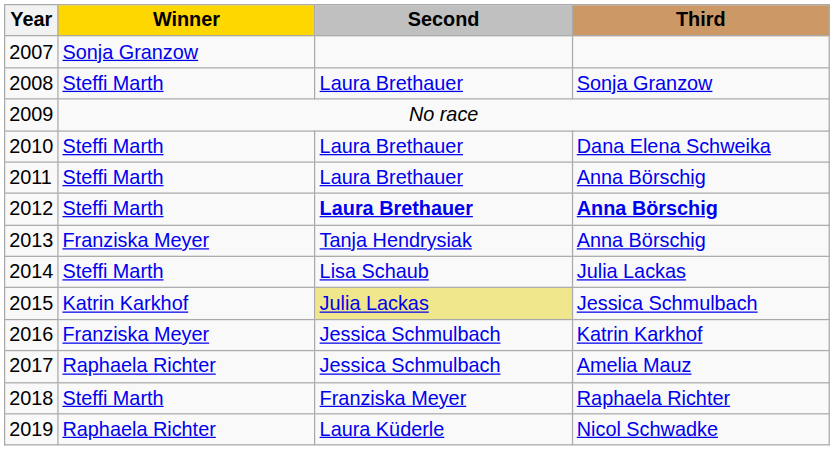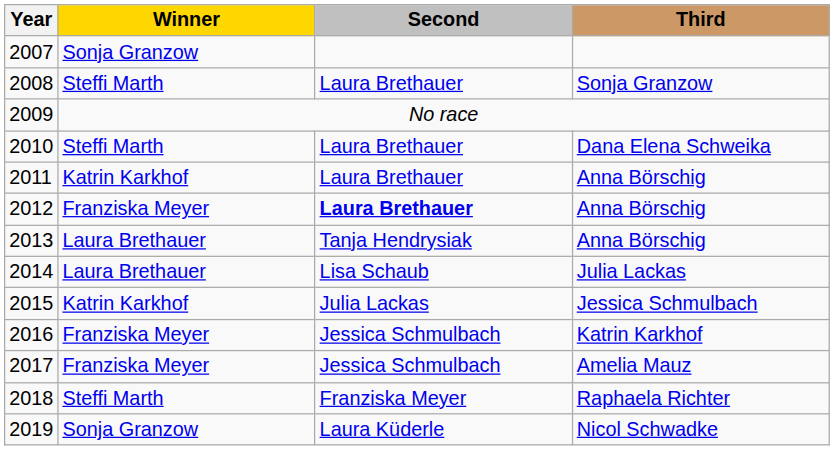(113, 177) Steffi Marth -> (125, 177) Katrin Karkhof
(113, 209) Steffi Marth -> (136, 209) Franziska Meyer
(647, 209) bold -> (641, 209) normal
(136, 240) Franziska Meyer -> (134, 240) Laura Brethauer
(113, 271) Steffi Marth -> (134, 271) Laura Brethauer
(374, 303) khaki background -> (374, 303) no background
(139, 366) Raphaela Richter -> (136, 366) Franziska Meyer
(139, 429) Raphaela Richter -> (130, 429) Sonja Granzow
